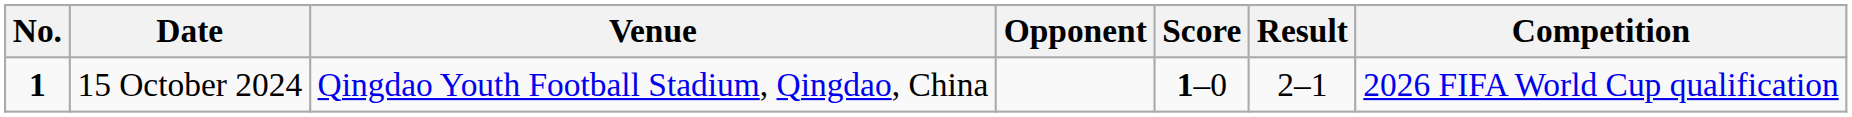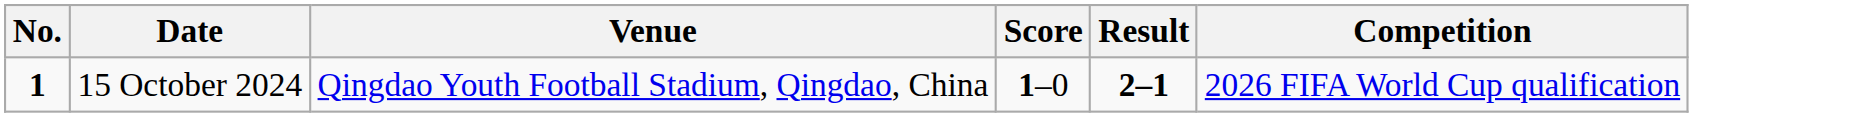- column: (1075, 31)
(1302, 84) normal -> (1144, 84) bold
